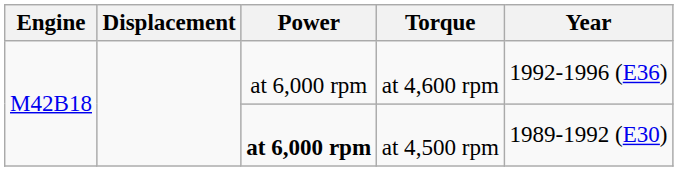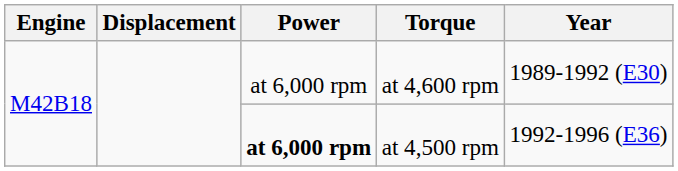(588, 72) 1992-1996 (E36) -> (588, 72) 1989-1992 (E30)
(588, 134) 1989-1992 (E30) -> (588, 134) 1992-1996 (E36)
